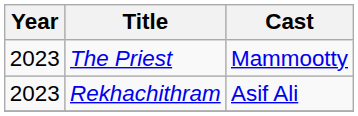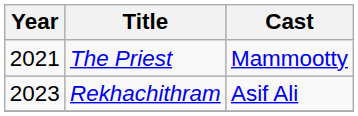(35, 57) 2023 -> (35, 57) 2021
